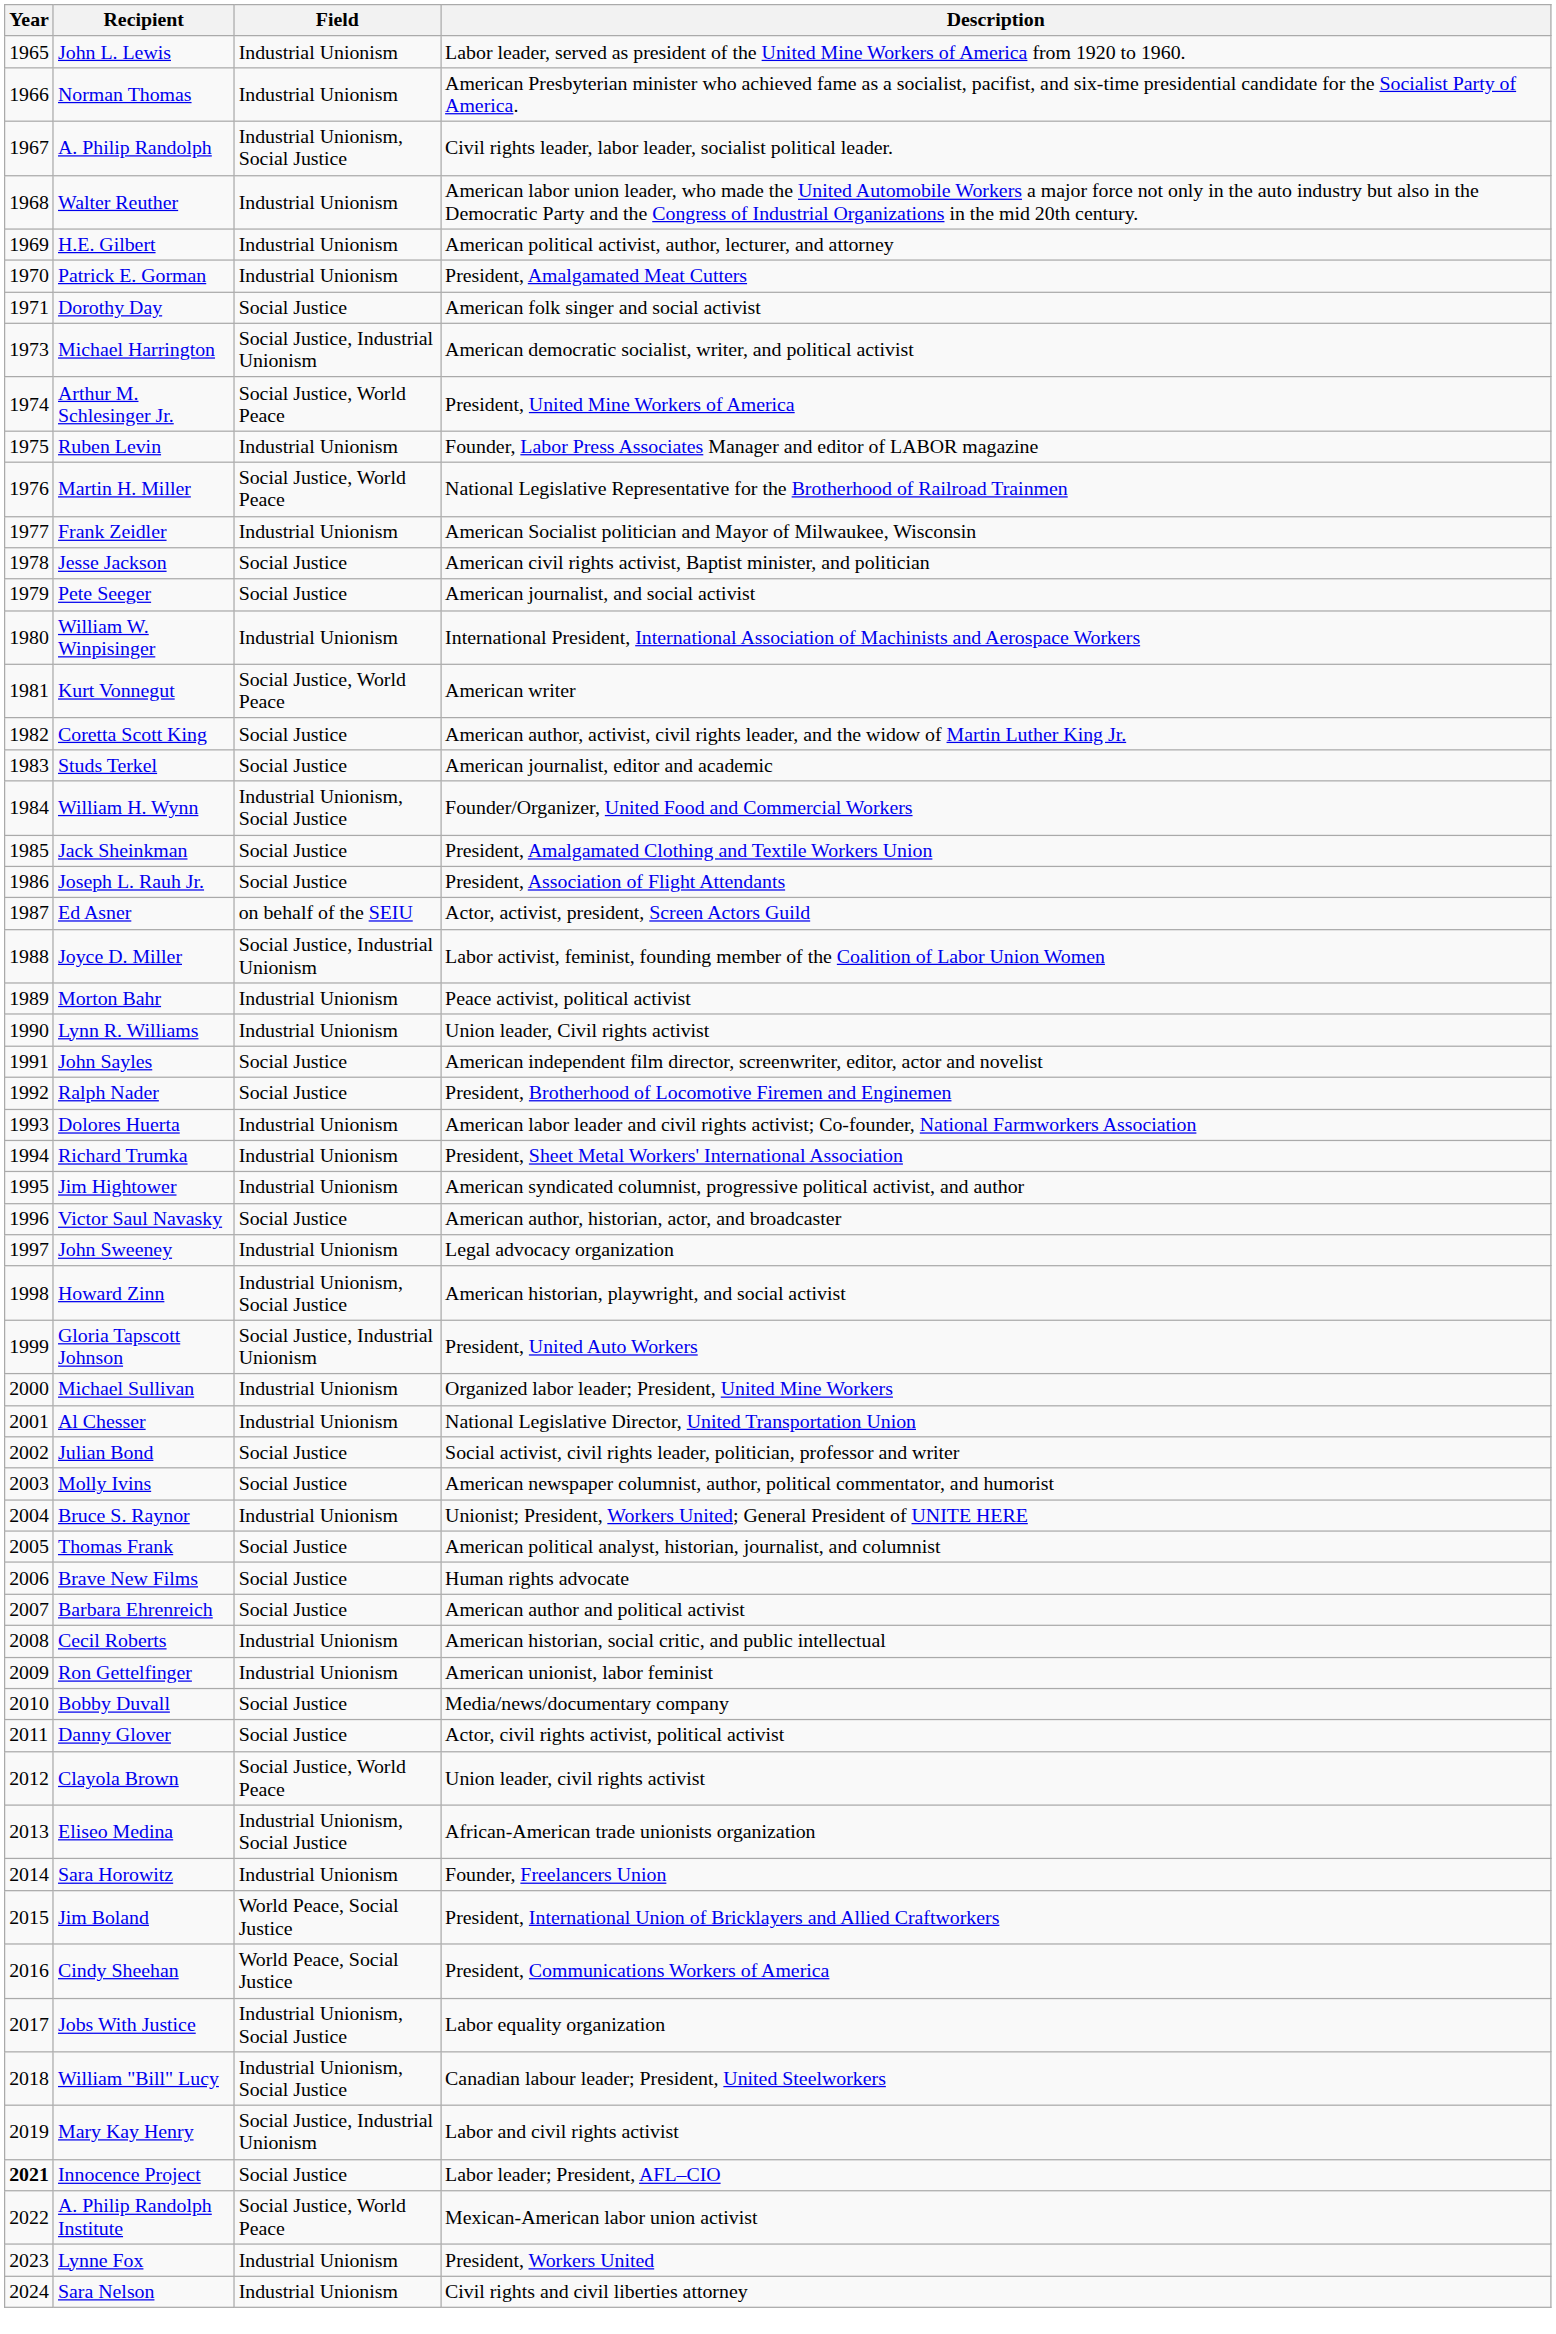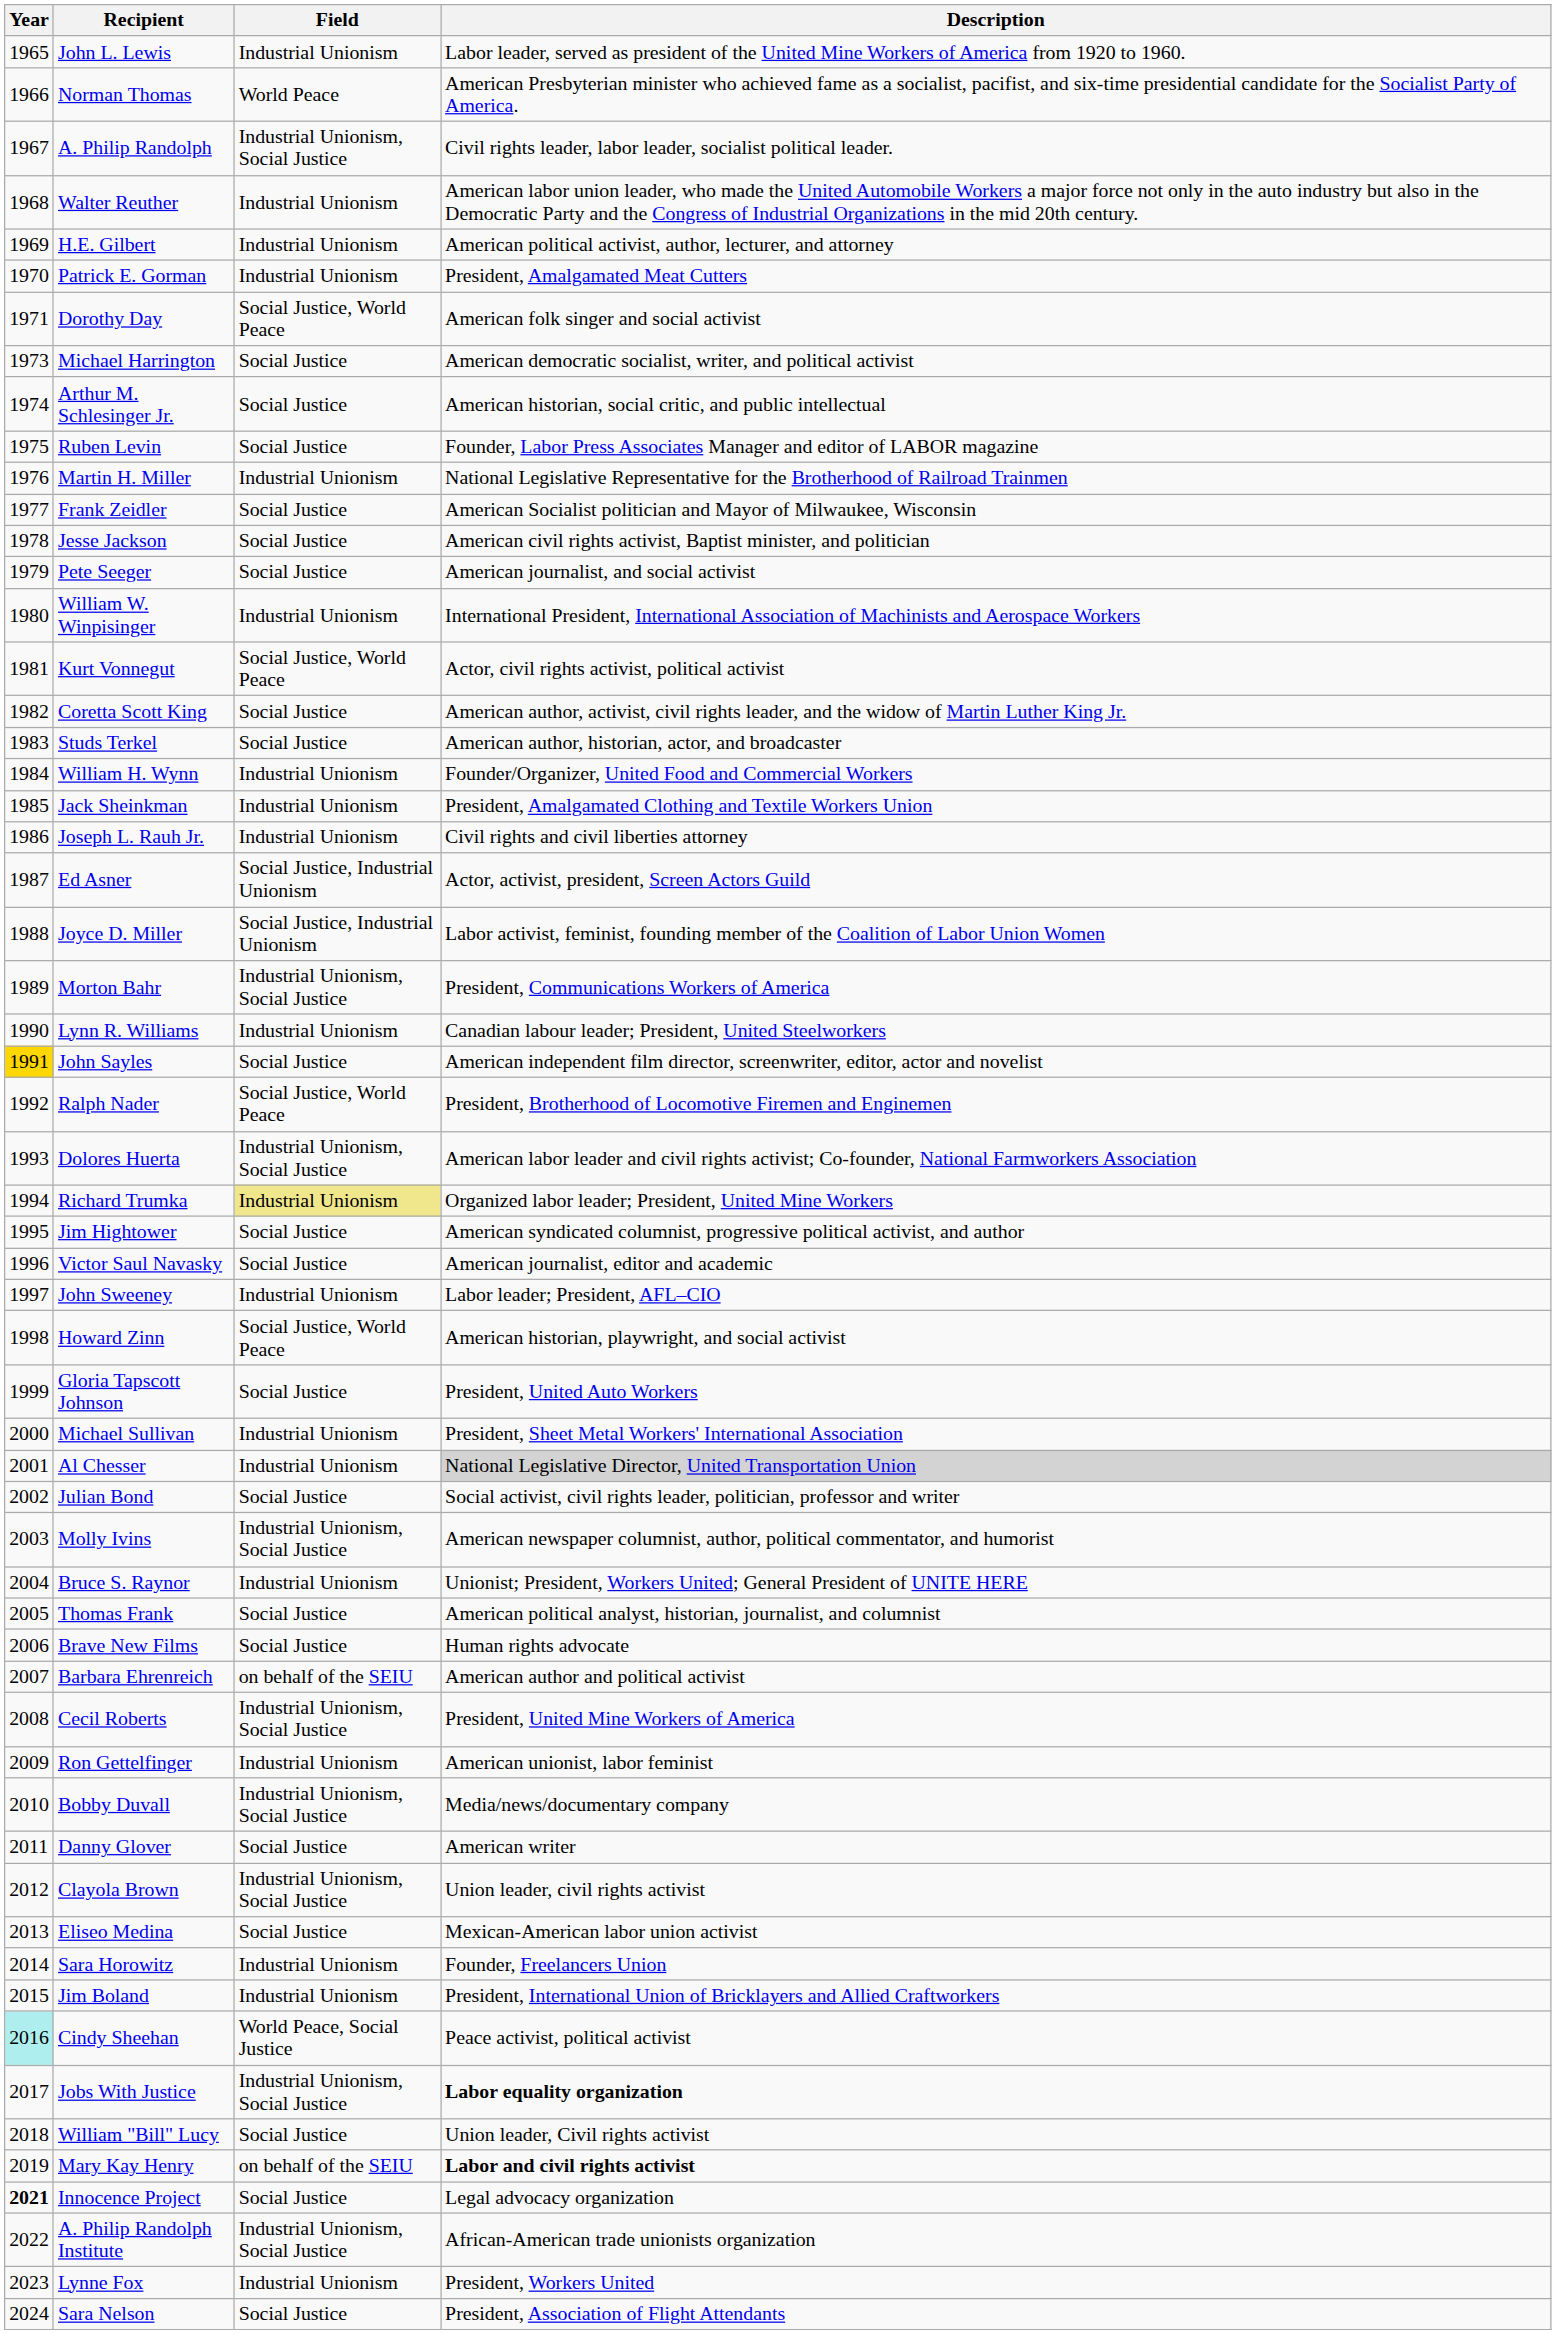(318, 94) Industrial Unionism -> (289, 94) World Peace
(293, 307) Social Justice -> (322, 318) Social Justice, World Peace
(336, 350) Social Justice, Industrial Unionism -> (293, 361) Social Justice
(322, 403) Social Justice, World Peace -> (293, 403) Social Justice
(620, 403) President, United Mine Workers of America -> (665, 403) American historian, social critic, and public intellectual
(318, 446) Industrial Unionism -> (293, 446) Social Justice
(322, 489) Social Justice, World Peace -> (318, 477) Industrial Unionism
(318, 531) Industrial Unionism -> (293, 509) Social Justice
(510, 691) American writer -> (615, 668) Actor, civil rights activist, political activist
(609, 765) American journalist, editor and academic -> (643, 742) American author, historian, actor, and broadcaster
(321, 807) Industrial Unionism, Social Justice -> (318, 774) Industrial Unionism
(293, 850) Social Justice -> (318, 805) Industrial Unionism
(293, 881) Social Justice -> (318, 837) Industrial Unionism
(615, 881) President, Association of Flight Attendants -> (596, 837) Civil rights and civil liberties attorney
(326, 913) on behalf of the SEIU -> (336, 879) Social Justice, Industrial Unionism
(318, 998) Industrial Unionism -> (321, 987) Industrial Unionism, Social Justice
(568, 998) Peace activist, political activist -> (637, 987) President, Communications Workers of America
(577, 1030) Union leader, Civil rights activist -> (665, 1030) Canadian labour leader; President, United Steelworkers
(29, 1061) no background -> (29, 1061) gold background
(293, 1092) Social Justice -> (322, 1104) Social Justice, World Peace
(318, 1124) Industrial Unionism -> (321, 1157) Industrial Unionism, Social Justice
(318, 1155) no background -> (318, 1200) khaki background
(674, 1155) President, Sheet Metal Workers' International Association -> (669, 1200) Organized labor leader; President, United Mine Workers
(318, 1187) Industrial Unionism -> (293, 1232) Social Justice
(643, 1218) American author, historian, actor, and broadcaster -> (609, 1263) American journalist, editor and academic
(560, 1250) Legal advocacy organization -> (583, 1294) Labor leader; President, AFL–CIO
(321, 1292) Industrial Unionism, Social Justice -> (322, 1337) Social Justice, World Peace
(336, 1346) Social Justice, Industrial Unionism -> (293, 1391) Social Justice
(669, 1389) Organized labor leader; President, United Mine Workers -> (674, 1433) President, Sheet Metal Workers' International Association
(681, 1420) no background -> (681, 1465) lightgrey background
(293, 1483) Social Justice -> (321, 1539) Industrial Unionism, Social Justice
(293, 1609) Social Justice -> (326, 1676) on behalf of the SEIU
(318, 1641) Industrial Unionism -> (321, 1719) Industrial Unionism, Social Justice
(665, 1641) American historian, social critic, and public intellectual -> (620, 1719) President, United Mine Workers of America
(293, 1703) Social Justice -> (321, 1804) Industrial Unionism, Social Justice
(615, 1735) Actor, civil rights activist, political activist -> (510, 1847) American writer
(322, 1778) Social Justice, World Peace -> (321, 1889) Industrial Unionism, Social Justice
(321, 1831) Industrial Unionism, Social Justice -> (293, 1932) Social Justice
(630, 1831) African-American trade unionists organization -> (601, 1932) Mexican-American labor union activist
(319, 1917) World Peace, Social Justice -> (318, 1995) Industrial Unionism
(29, 1970) no background -> (29, 2037) paleturquoise background
(637, 1970) President, Communications Workers of America -> (568, 2037) Peace activist, political activist
(555, 2024) normal -> (564, 2091) bold
(321, 2078) Industrial Unionism, Social Justice -> (293, 2134) Social Justice
(665, 2078) Canadian labour leader; President, United Steelworkers -> (577, 2134) Union leader, Civil rights activist
(336, 2132) Social Justice, Industrial Unionism -> (326, 2165) on behalf of the SEIU
(562, 2132) normal -> (570, 2165) bold
(583, 2174) Labor leader; President, AFL–CIO -> (560, 2197) Legal advocacy organization
(322, 2217) Social Justice, World Peace -> (321, 2239) Industrial Unionism, Social Justice
(601, 2217) Mexican-American labor union activist -> (630, 2239) African-American trade unionists organization
(318, 2291) Industrial Unionism -> (293, 2313) Social Justice
(596, 2291) Civil rights and civil liberties attorney -> (615, 2313) President, Association of Flight Attendants
